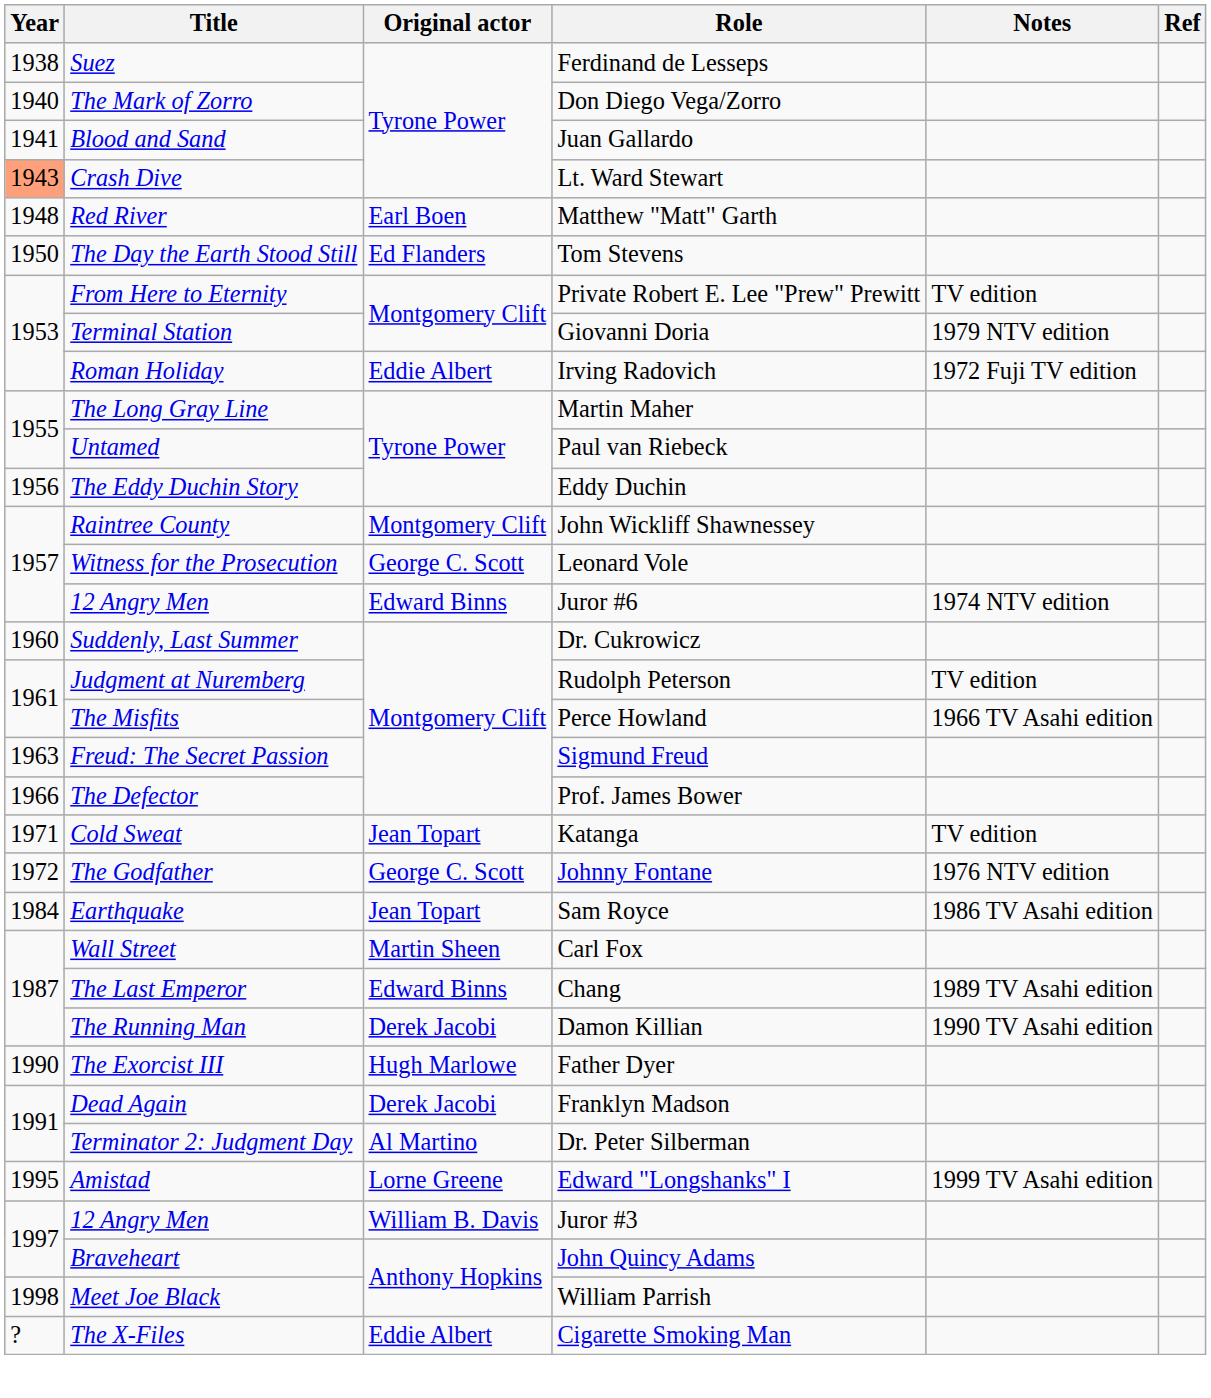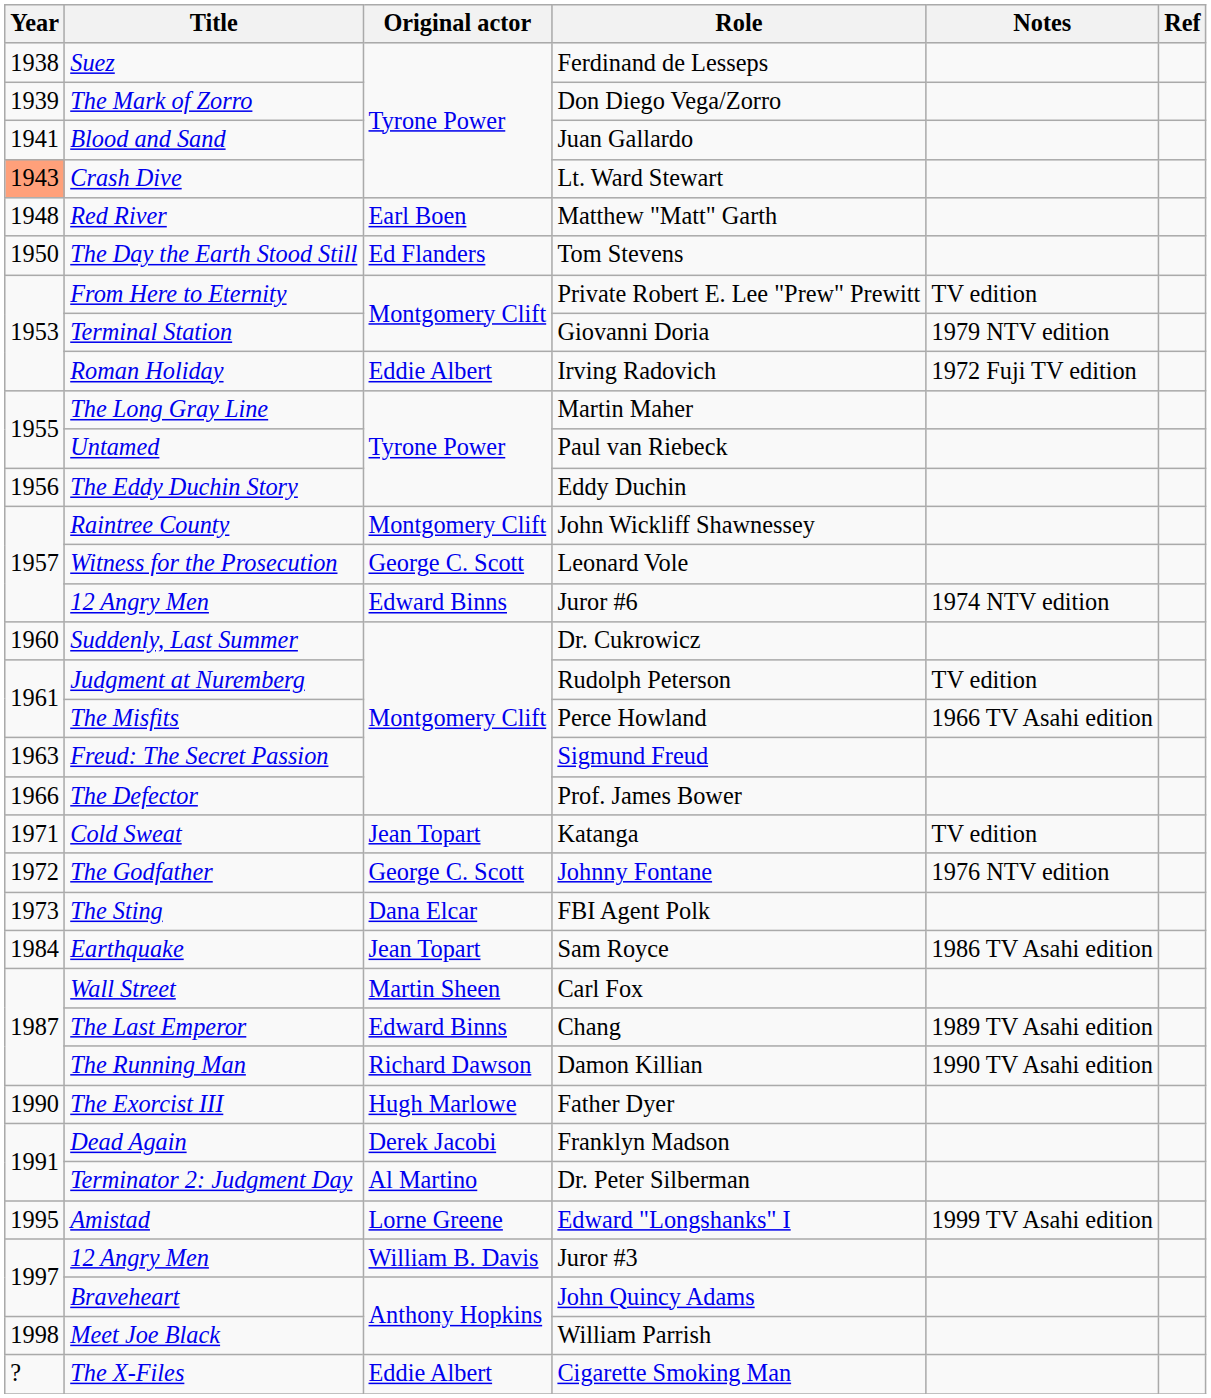(35, 100) 1940 -> (35, 100) 1939
+ row: (634, 910)
(432, 1026) Derek Jacobi -> (450, 1065) Richard Dawson
